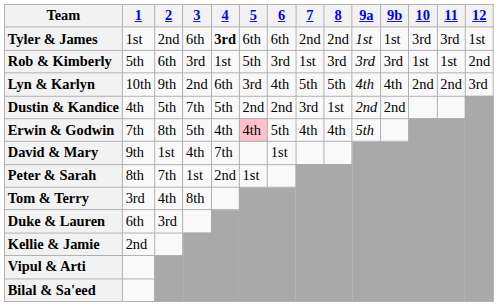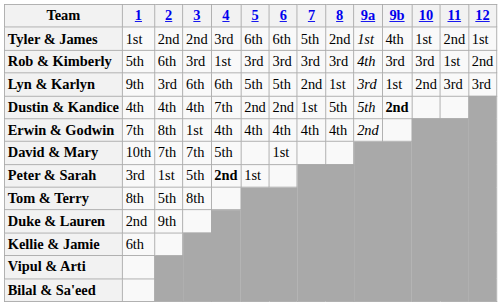(195, 38) 6th -> (197, 38) 2nd
(225, 38) bold -> (224, 38) normal
(310, 38) 2nd -> (310, 38) 5th
(392, 38) 1st -> (395, 38) 4th
(422, 38) 3rd -> (424, 38) 1st
(450, 38) 3rd -> (454, 38) 2nd
(252, 61) 5th -> (254, 61) 3rd
(307, 61) 1st -> (310, 61) 3rd
(365, 61) 3rd -> (366, 61) 4th
(420, 61) 1st -> (425, 61) 3rd
(138, 84) 10th -> (135, 84) 9th
(167, 84) 9th -> (167, 84) 3rd
(197, 84) 2nd -> (195, 84) 6th
(252, 84) 3rd -> (253, 84) 5th
(280, 84) 4th -> (282, 84) 5th
(308, 84) 5th -> (311, 84) 2nd
(337, 84) 5th -> (337, 84) 1st
(365, 84) 4th -> (367, 84) 3rd
(393, 84) 4th -> (394, 84) 1st
(451, 84) 2nd -> (453, 84) 3rd
(167, 107) 5th -> (167, 107) 4th
(195, 107) 7th -> (195, 107) 4th
(224, 107) 5th -> (224, 107) 7th
(309, 107) 3rd -> (309, 107) 1st
(336, 107) 1st -> (338, 107) 5th
(366, 107) 2nd -> (366, 107) 5th
(395, 107) normal -> (397, 107) bold
(195, 130) 5th -> (195, 130) 1st
(252, 130) pink background -> (253, 130) no background
(280, 130) 5th -> (282, 130) 4th
(365, 130) 5th -> (368, 130) 2nd
(135, 152) 9th -> (138, 152) 10th
(166, 152) 1st -> (167, 152) 7th
(195, 152) 4th -> (195, 152) 7th
(224, 152) 7th -> (224, 152) 5th
(135, 175) 8th -> (135, 175) 3rd
(167, 175) 7th -> (166, 175) 1st
(195, 175) 1st -> (195, 175) 5th
(225, 175) normal -> (226, 175) bold
(135, 198) 3rd -> (135, 198) 8th
(167, 198) 4th -> (167, 198) 5th
(135, 221) 6th -> (136, 221) 2nd
(167, 221) 3rd -> (167, 221) 9th
(136, 244) 2nd -> (135, 244) 6th
